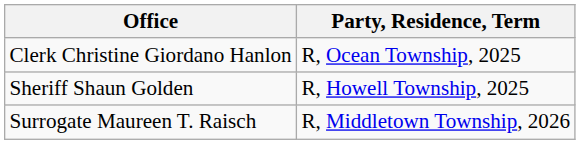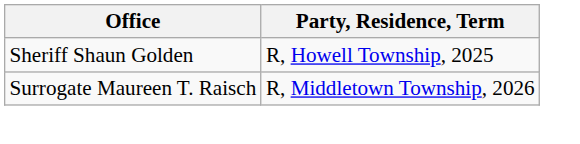- row: (151, 54)
